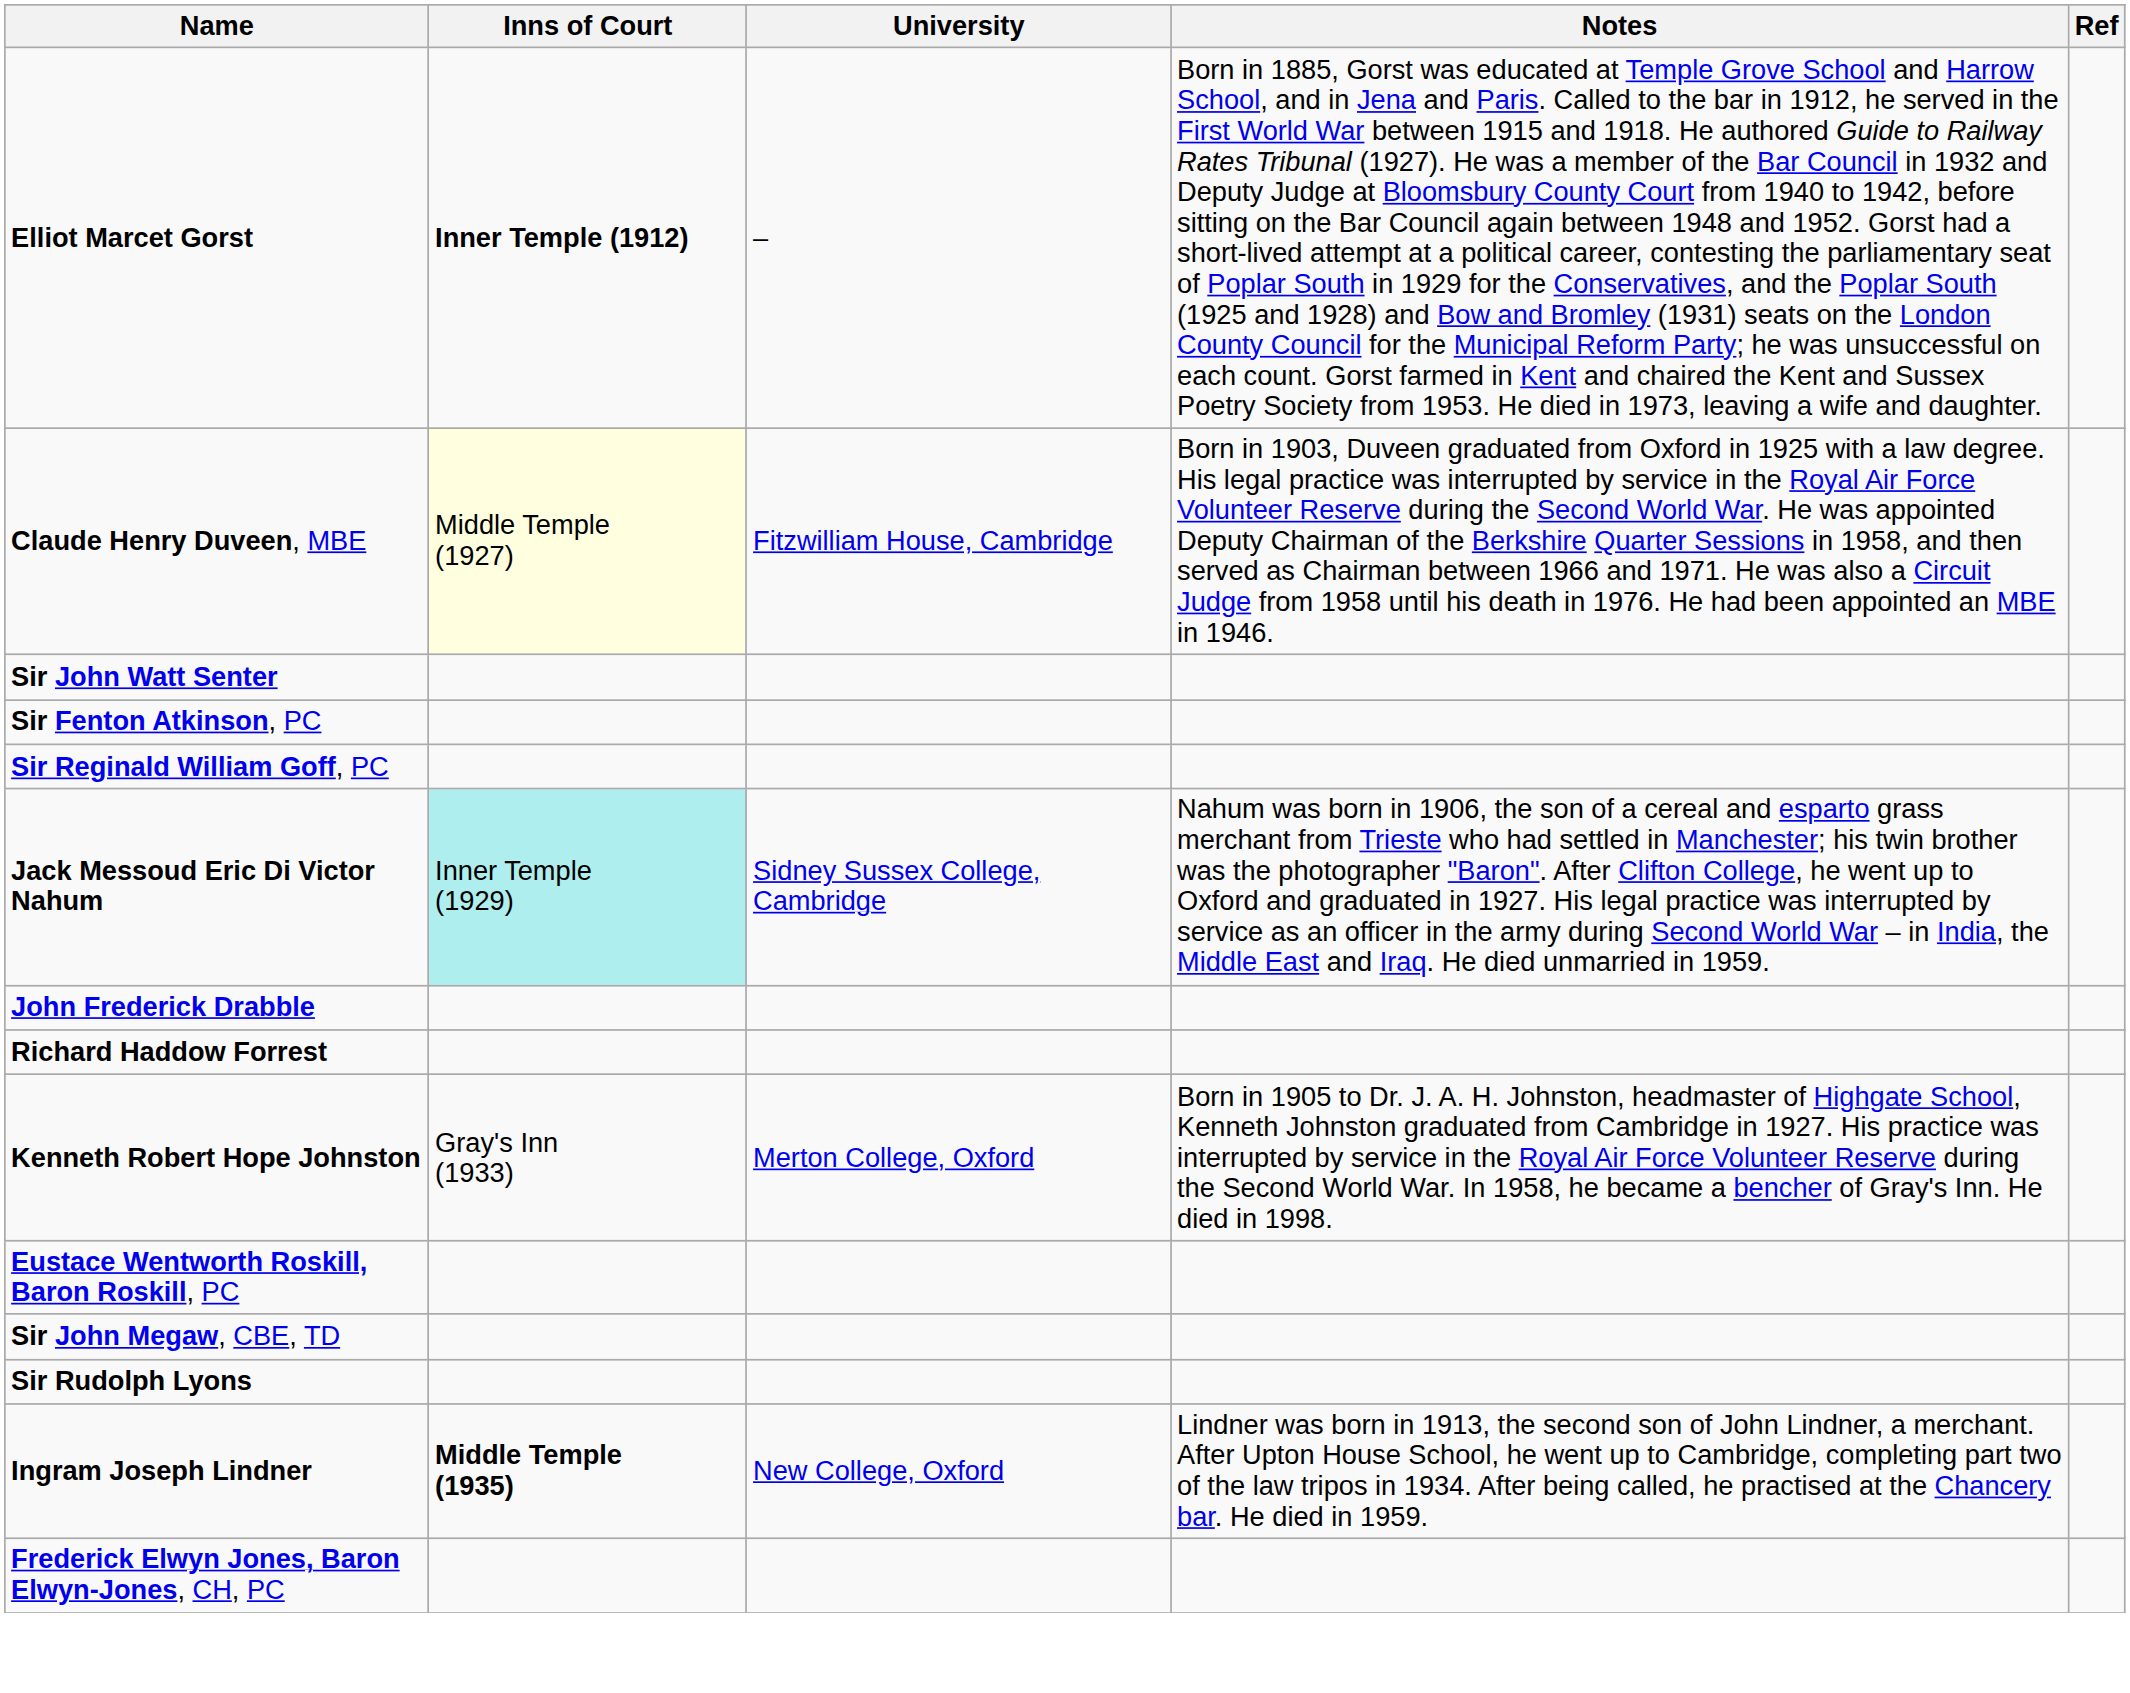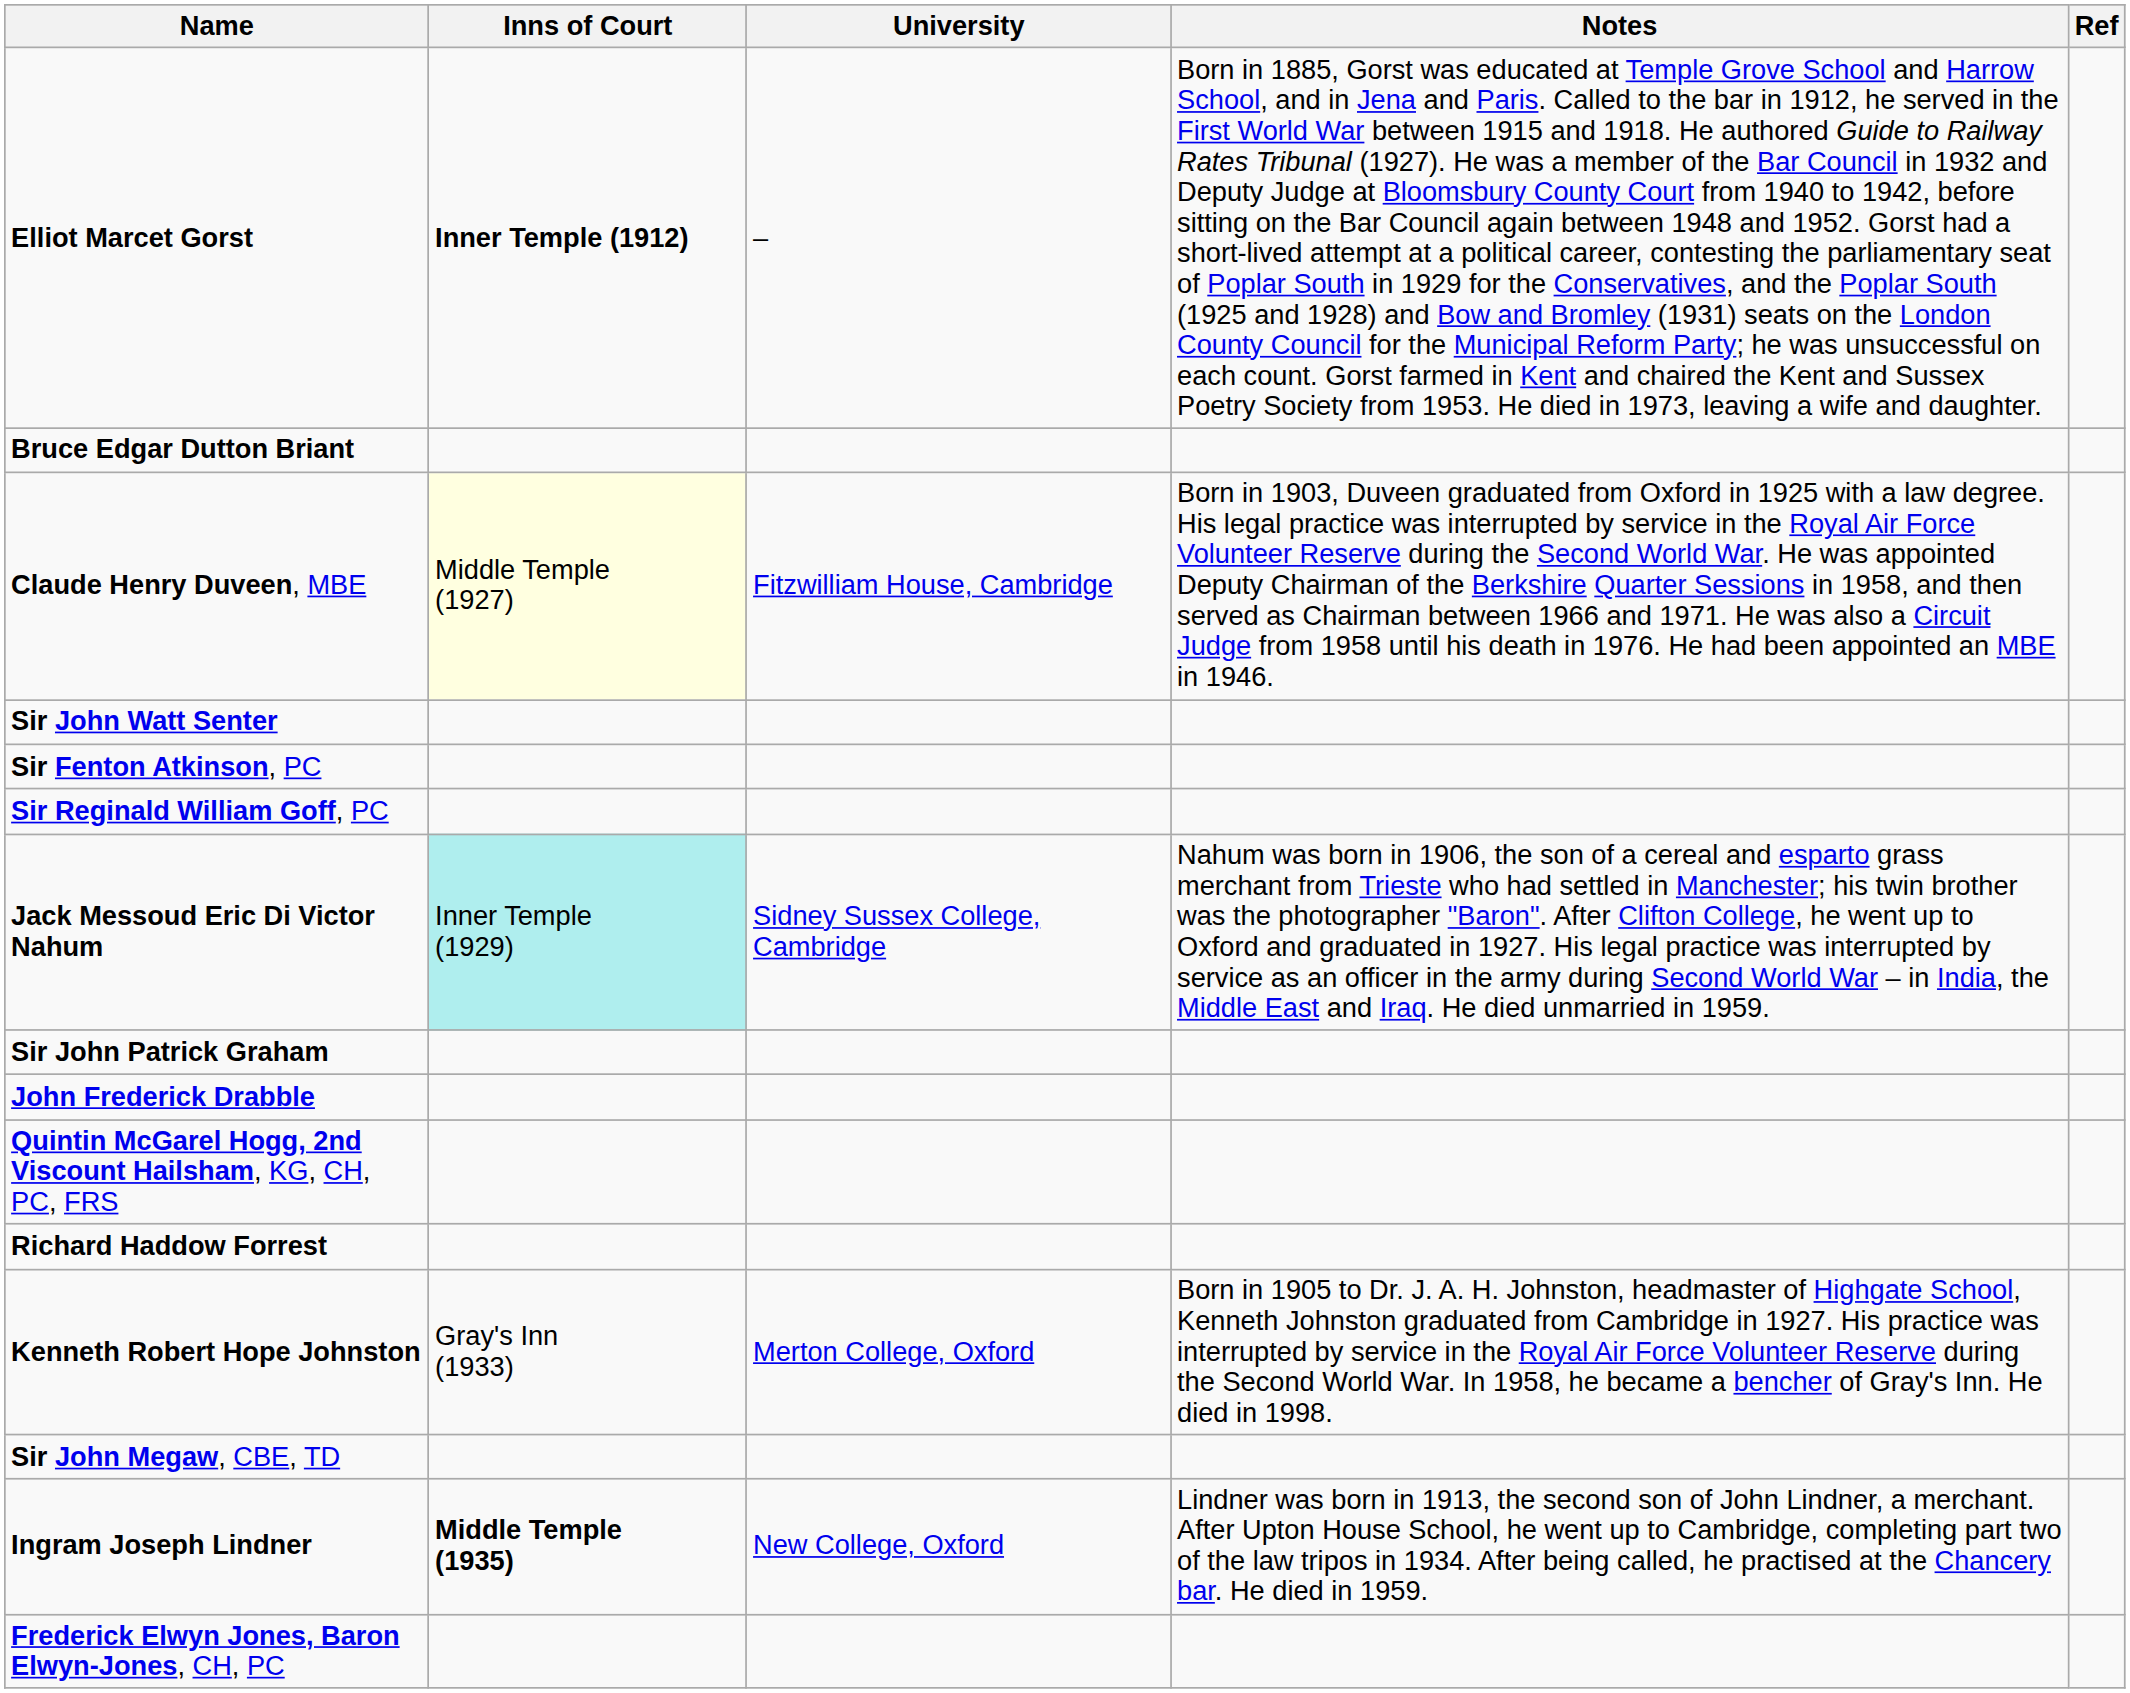+ row: (183, 449)
+ row: (170, 1052)
+ row: (191, 1171)
- row: (189, 1276)
- row: (132, 1380)
